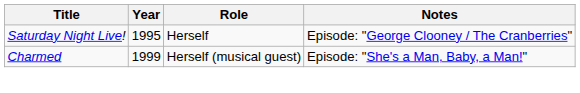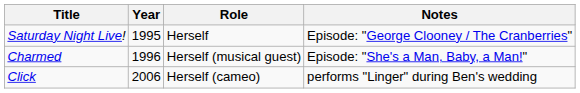(146, 56) 1999 -> (146, 56) 1996
+ row: (22, 77)
